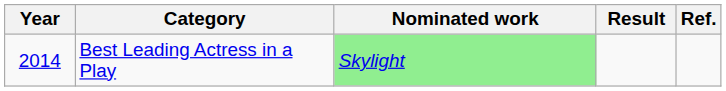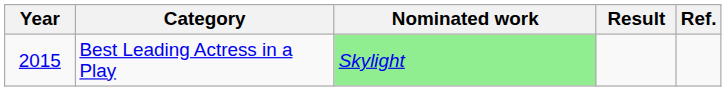(40, 60) 2014 -> (40, 60) 2015
